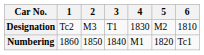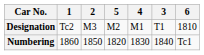columns swapped: (116, 12) <-> (164, 12)
(140, 27) 1830 -> (137, 27) M1
(137, 42) M1 -> (140, 42) 1830
